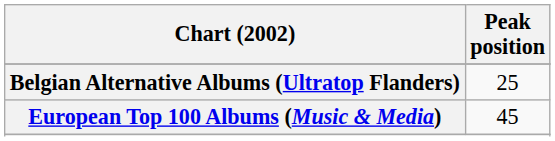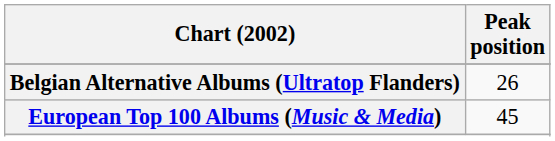(508, 81) 25 -> (508, 81) 26
